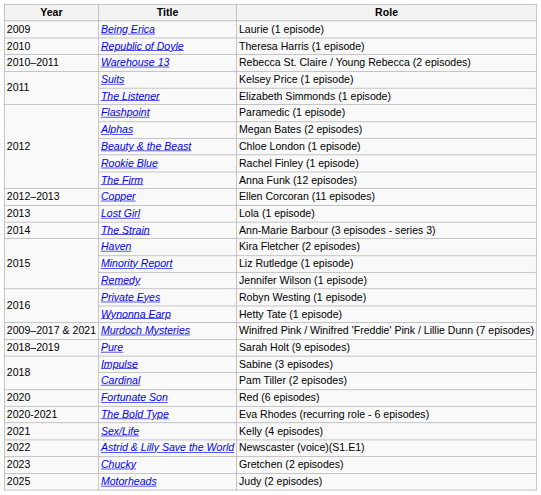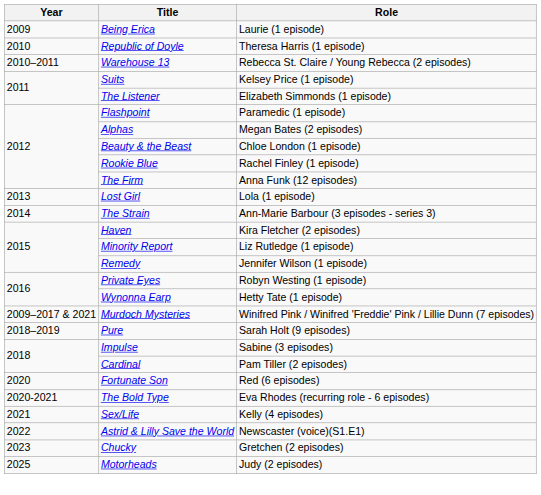- row: (118, 197)
